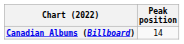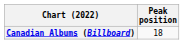(158, 33) 14 -> (158, 33) 18
